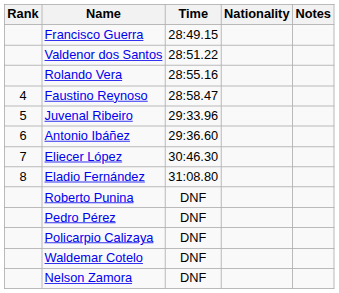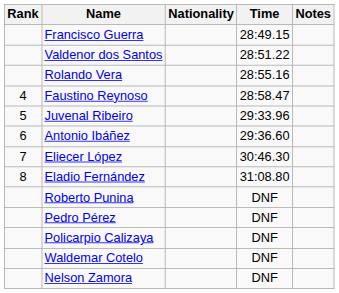columns swapped: (257, 14) <-> (193, 14)
